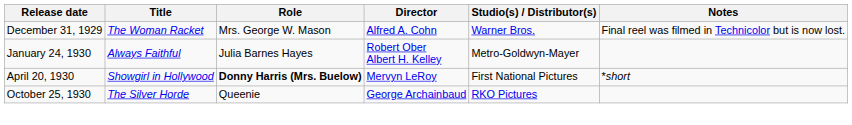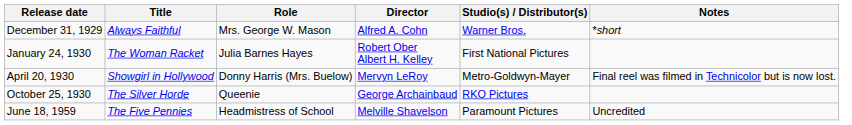(155, 30) The Woman Racket -> (144, 30) Always Faithful
(723, 30) Final reel was filmed in Technicolor but is now lost. -> (607, 30) *short
(144, 53) Always Faithful -> (155, 53) The Woman Racket
(525, 53) Metro-Goldwyn-Mayer -> (516, 53) First National Pictures
(290, 77) bold -> (286, 77) normal
(525, 77) First National Pictures -> (516, 77) Metro-Goldwyn-Mayer
(616, 77) *short -> (714, 77) Final reel was filmed in Technicolor but is now lost.
+ row: (41, 111)
